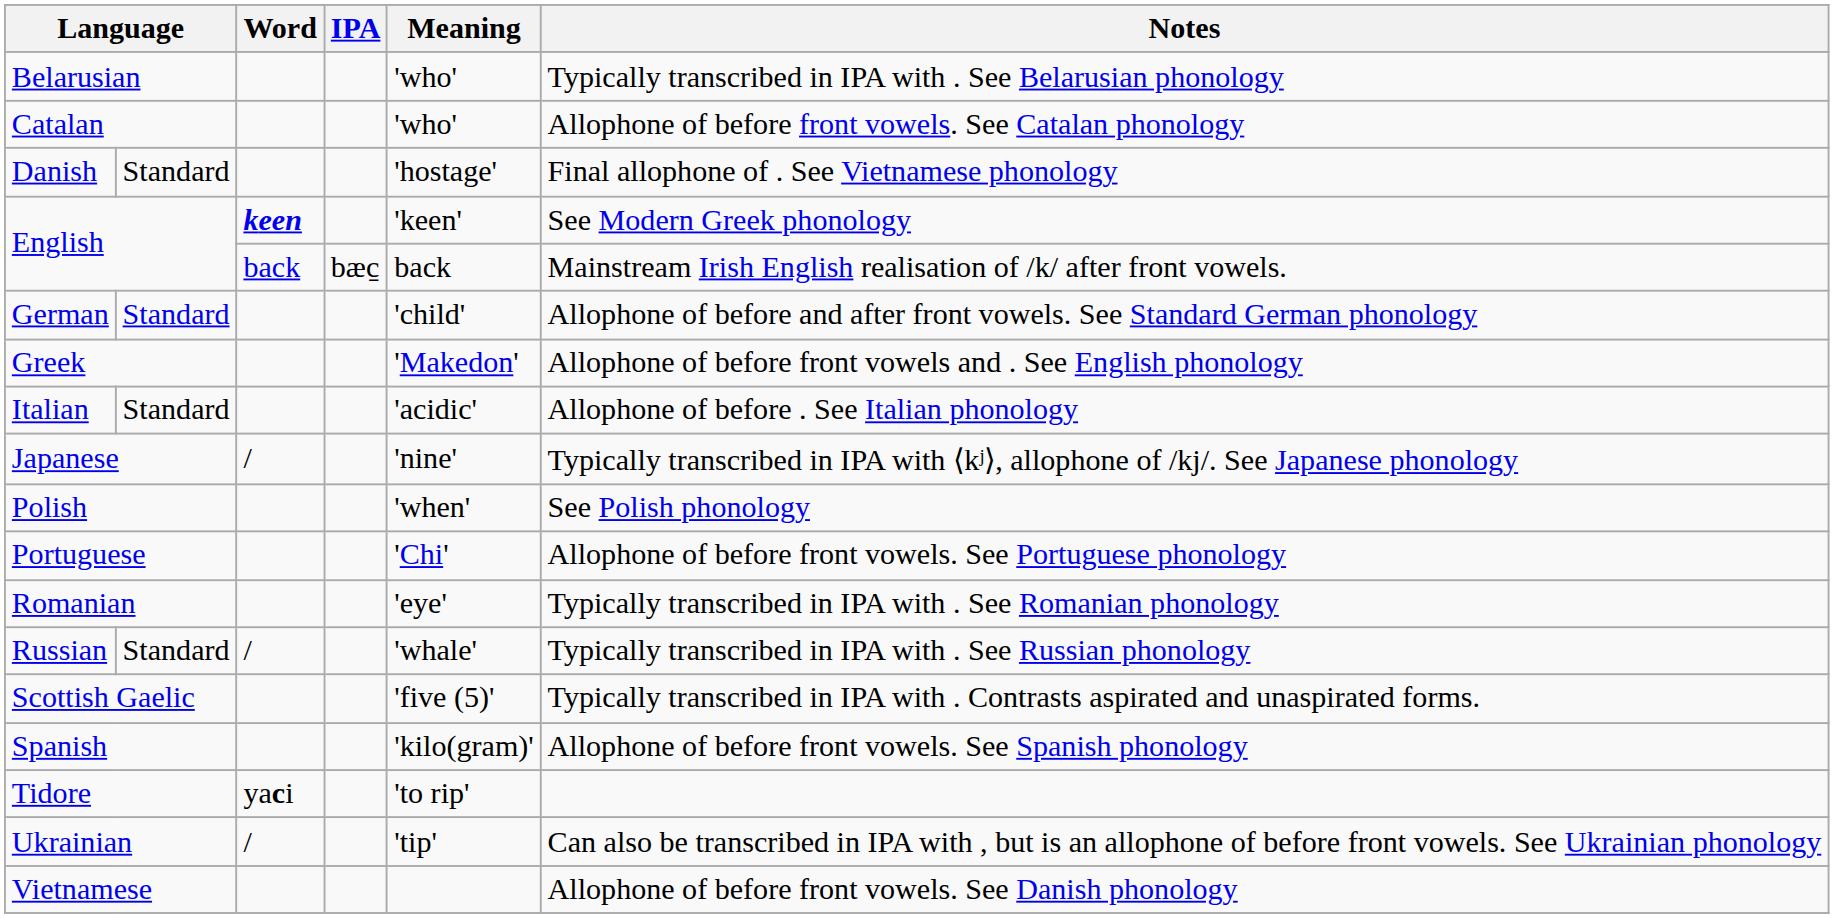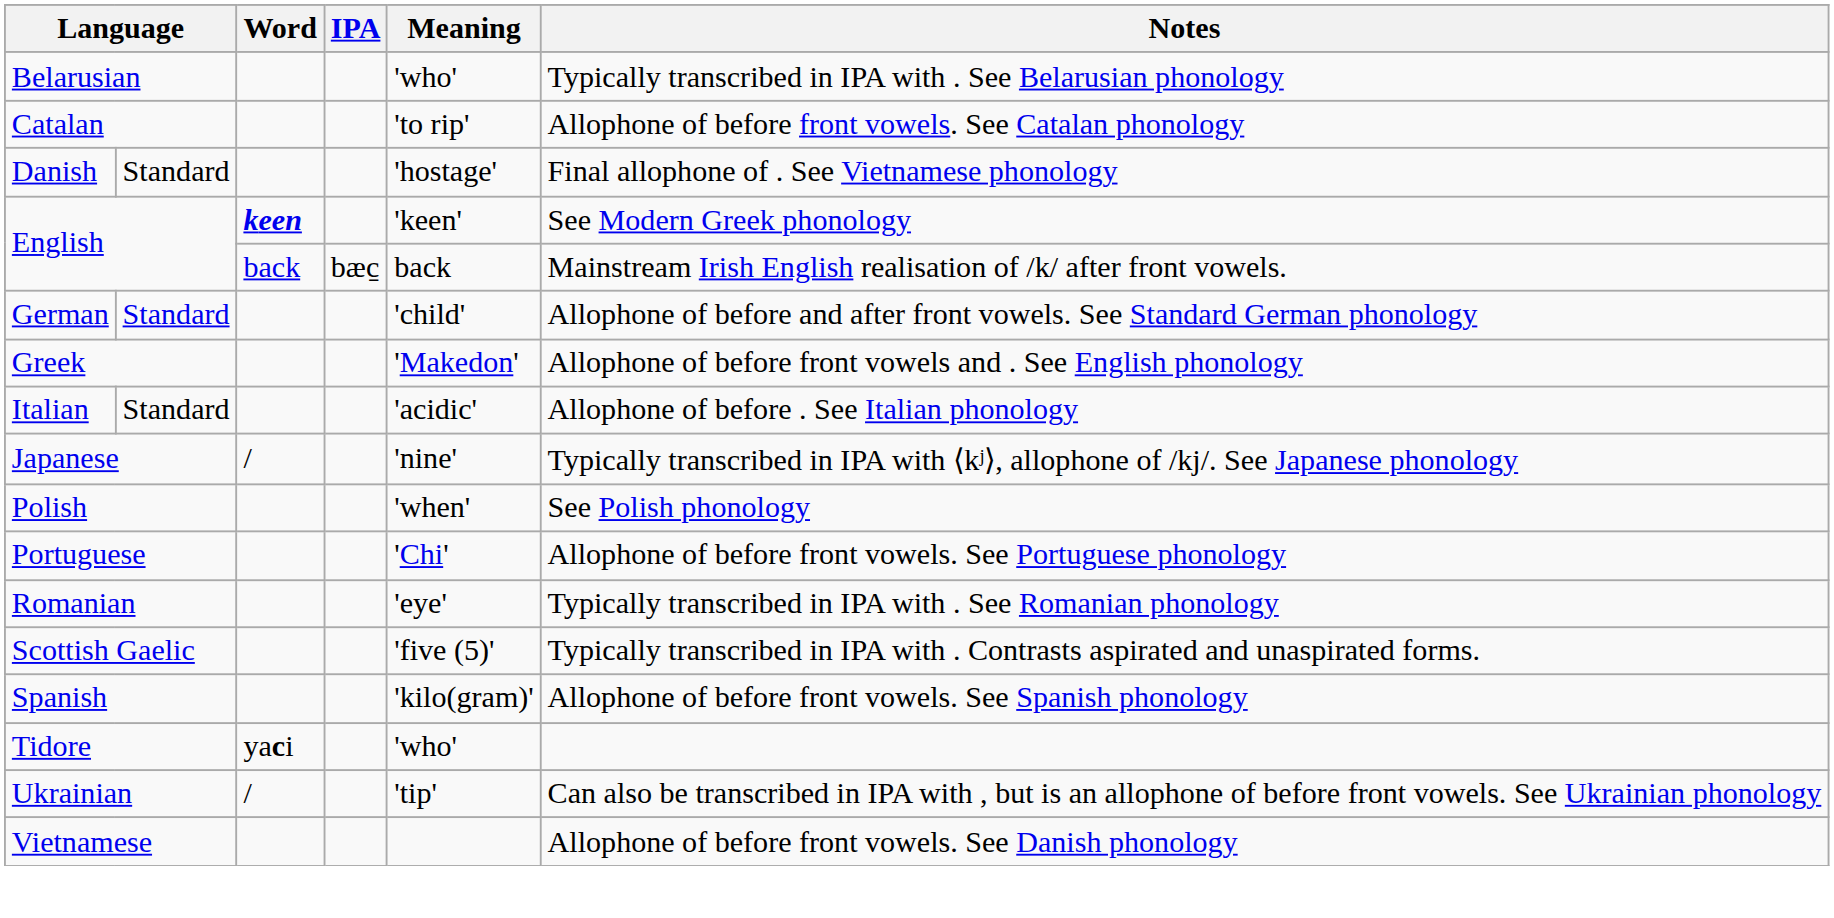(426, 123) 'who' -> (432, 123) 'to rip'
- row: (60, 650)
(432, 793) 'to rip' -> (426, 745) 'who'
